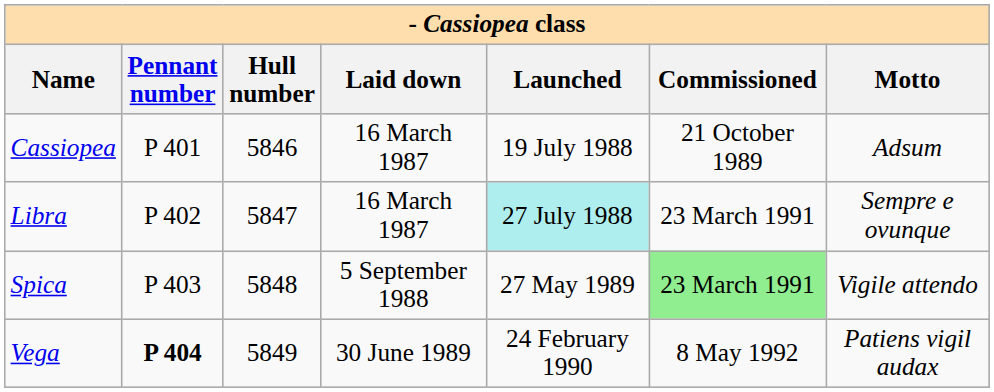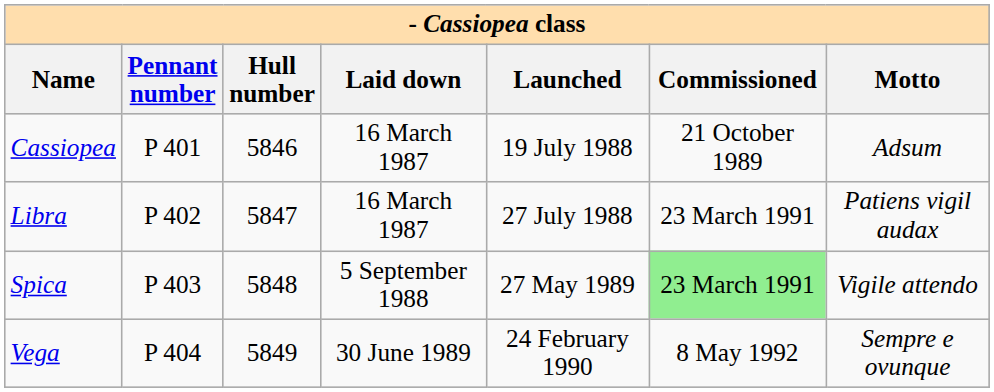(567, 215) paleturquoise background -> (567, 215) no background
(908, 215) Sempre e ovunque -> (908, 215) Patiens vigil audax
(173, 352) bold -> (173, 352) normal
(908, 352) Patiens vigil audax -> (908, 352) Sempre e ovunque
